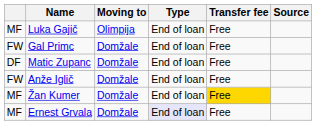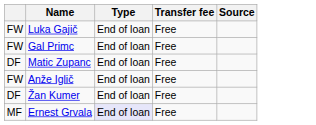- column: (122, 13)
(14, 29) MF -> (15, 29) FW
(14, 96) MF -> (14, 96) DF
(220, 96) gold background -> (166, 96) no background
